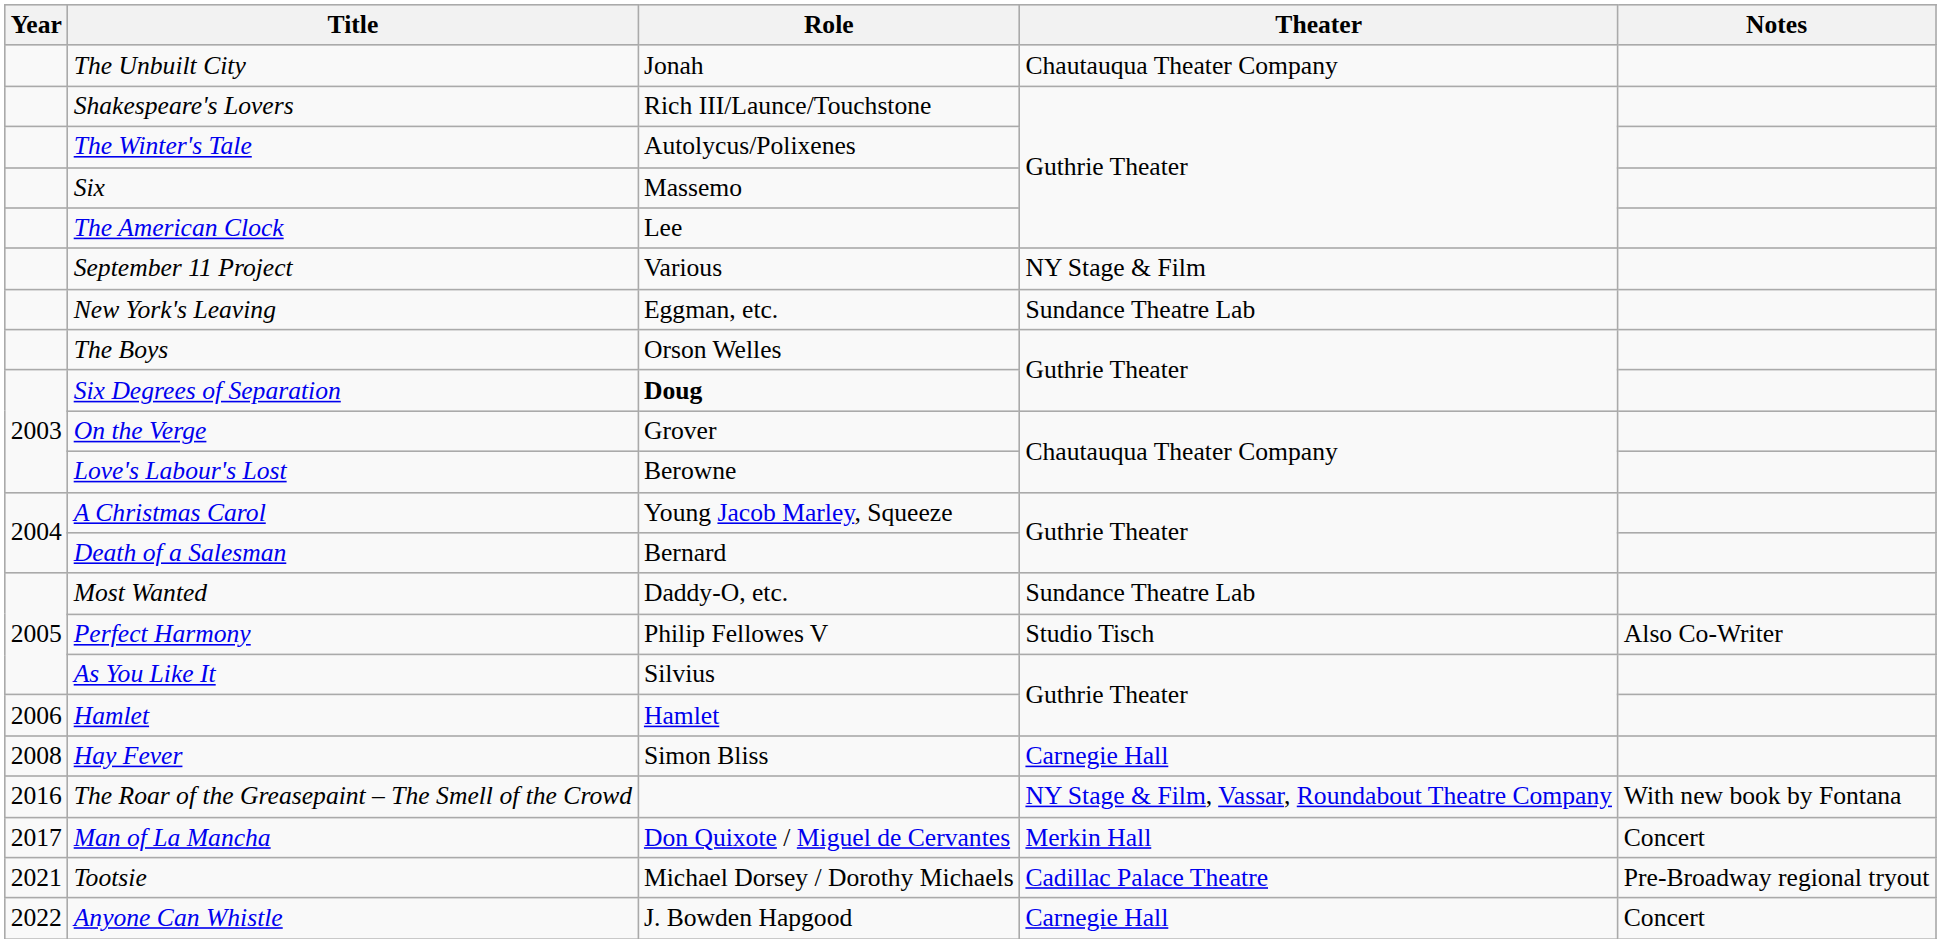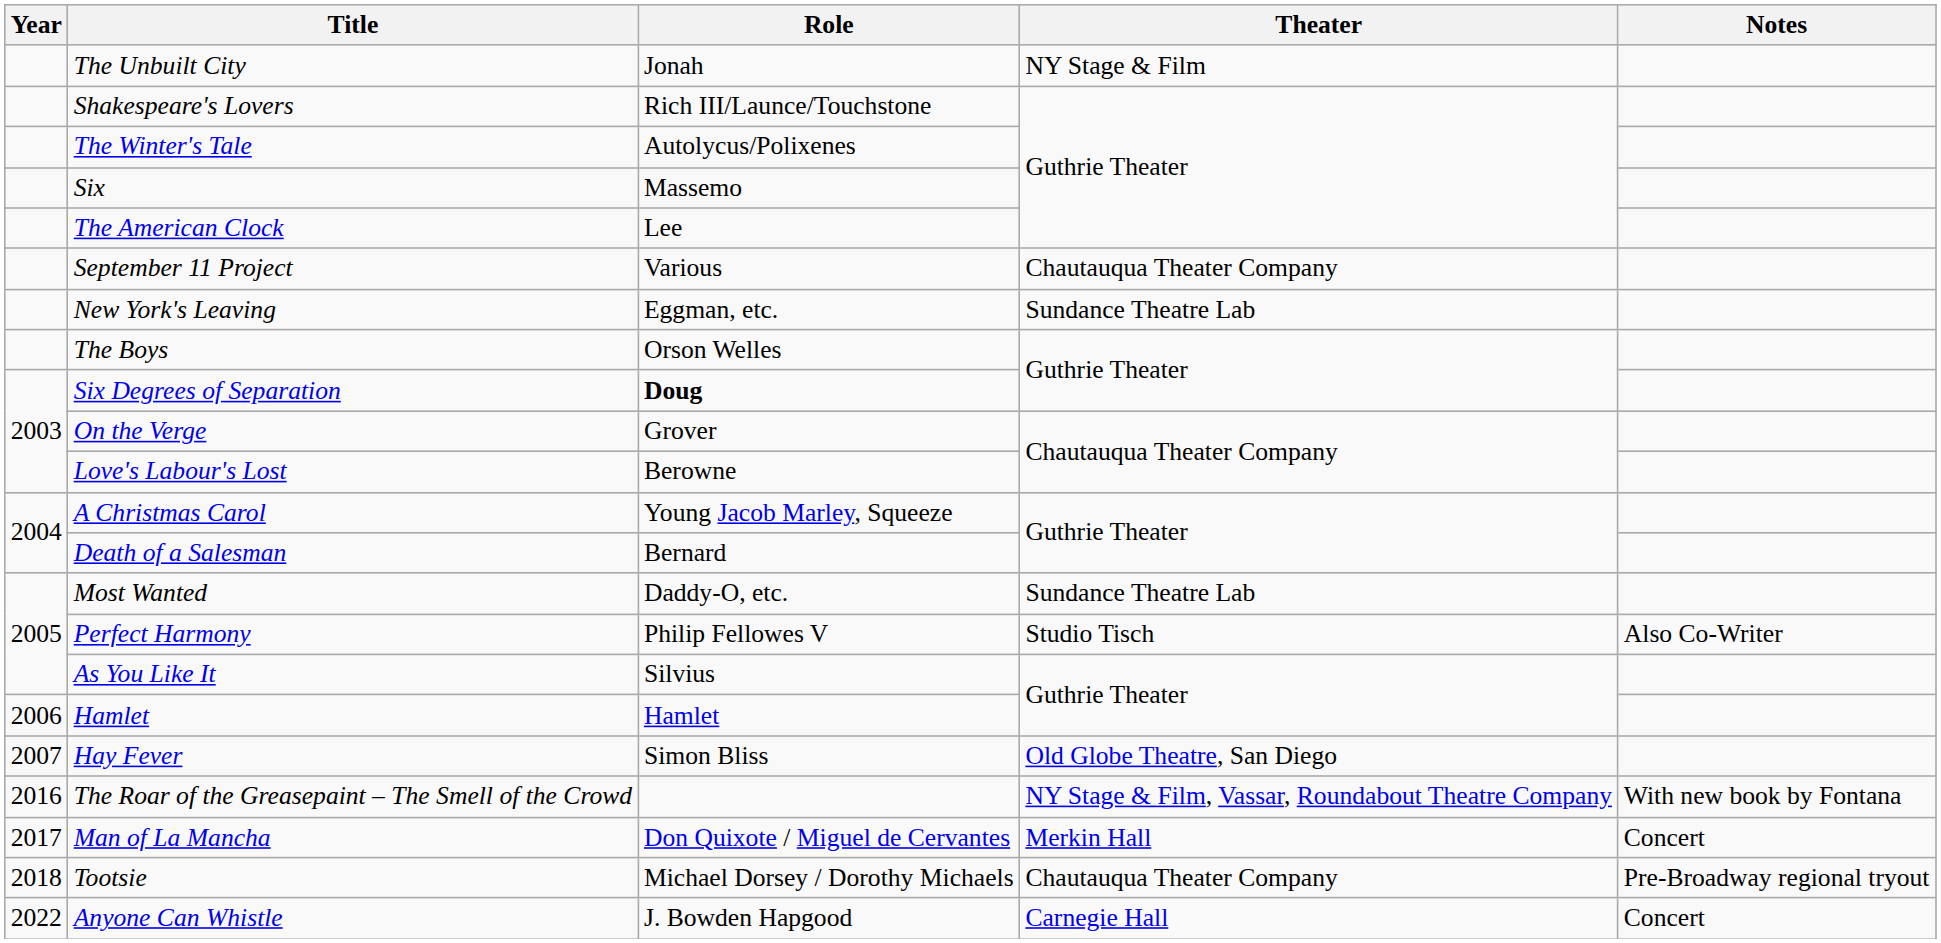(1182, 65) Chautauqua Theater Company -> (1116, 65) NY Stage & Film
(1116, 268) NY Stage & Film -> (1182, 268) Chautauqua Theater Company
(36, 755) 2008 -> (36, 755) 2007
(1097, 755) Carnegie Hall -> (1181, 755) Old Globe Theatre, San Diego
(36, 877) 2021 -> (36, 877) 2018
(1147, 877) Cadillac Palace Theatre -> (1182, 877) Chautauqua Theater Company
